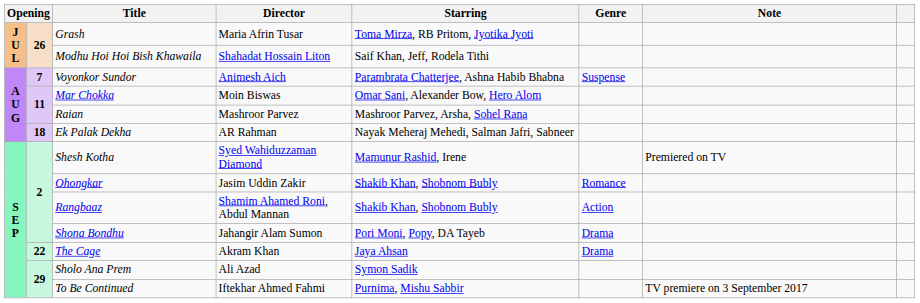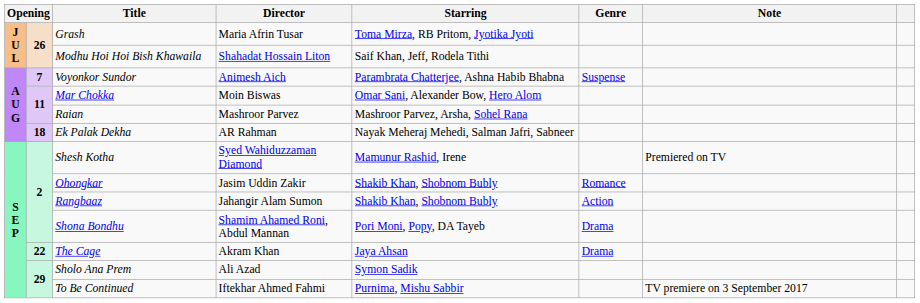(273, 207) Shamim Ahamed Roni, Abdul Mannan -> (271, 201) Jahangir Alam Sumon
(271, 233) Jahangir Alam Sumon -> (273, 226) Shamim Ahamed Roni, Abdul Mannan
